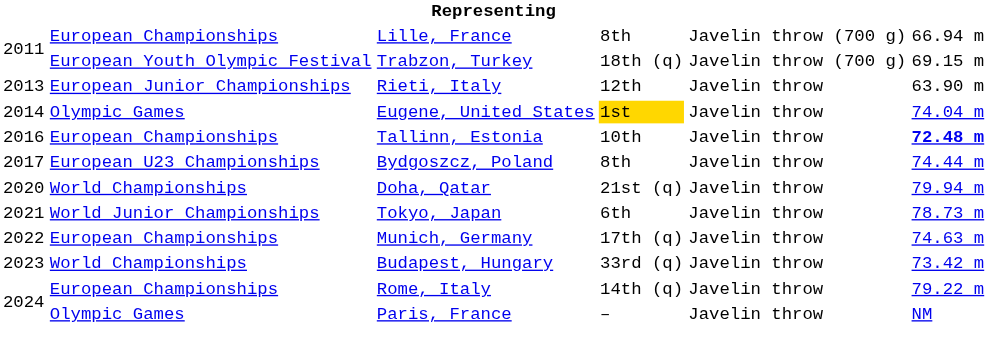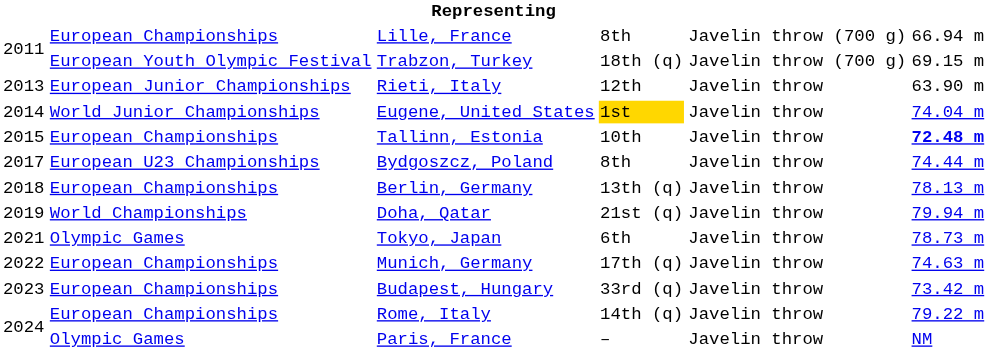(117, 112) Olympic Games -> (185, 112) World Junior Championships
(24, 137) 2016 -> (24, 137) 2015
+ row: (455, 188)
(24, 188) 2020 -> (24, 213) 2019
(185, 213) World Junior Championships -> (117, 238) Olympic Games
(148, 264) World Championships -> (164, 289) European Championships
